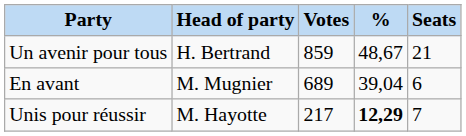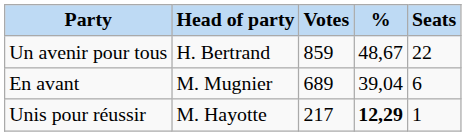(422, 51) 21 -> (422, 51) 22
(417, 114) 7 -> (417, 114) 1
